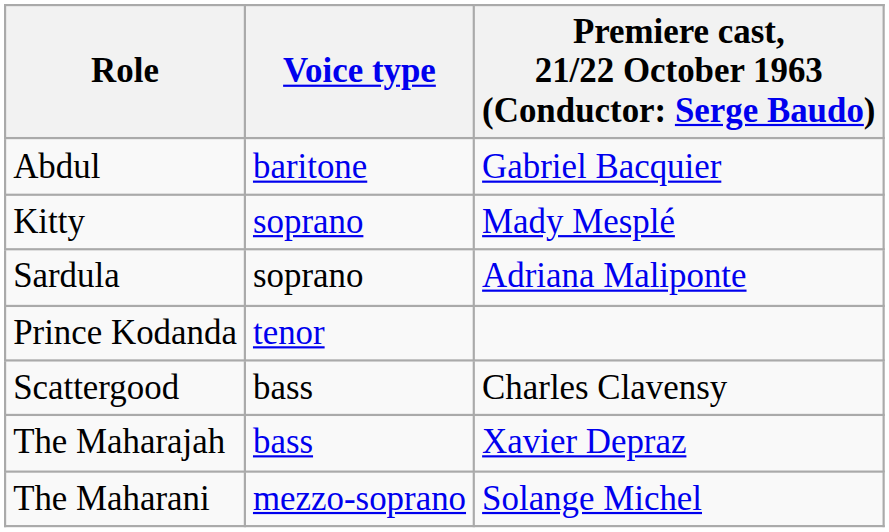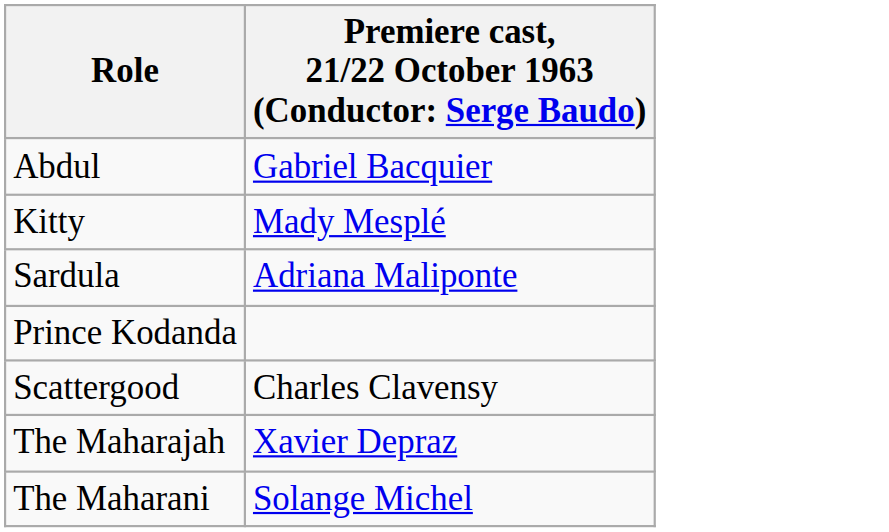- column: (359, 71)
